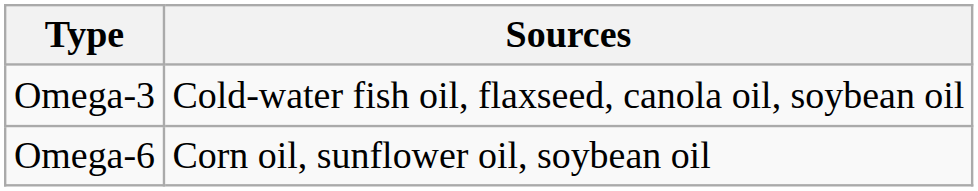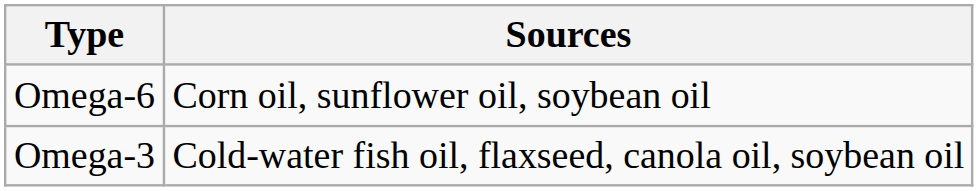rows swapped: (84, 154) <-> (84, 94)
